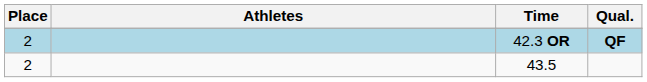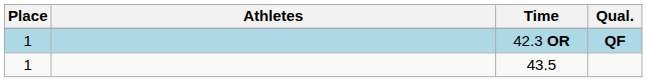(28, 40) 2 -> (28, 40) 1
(28, 64) 2 -> (28, 64) 1
